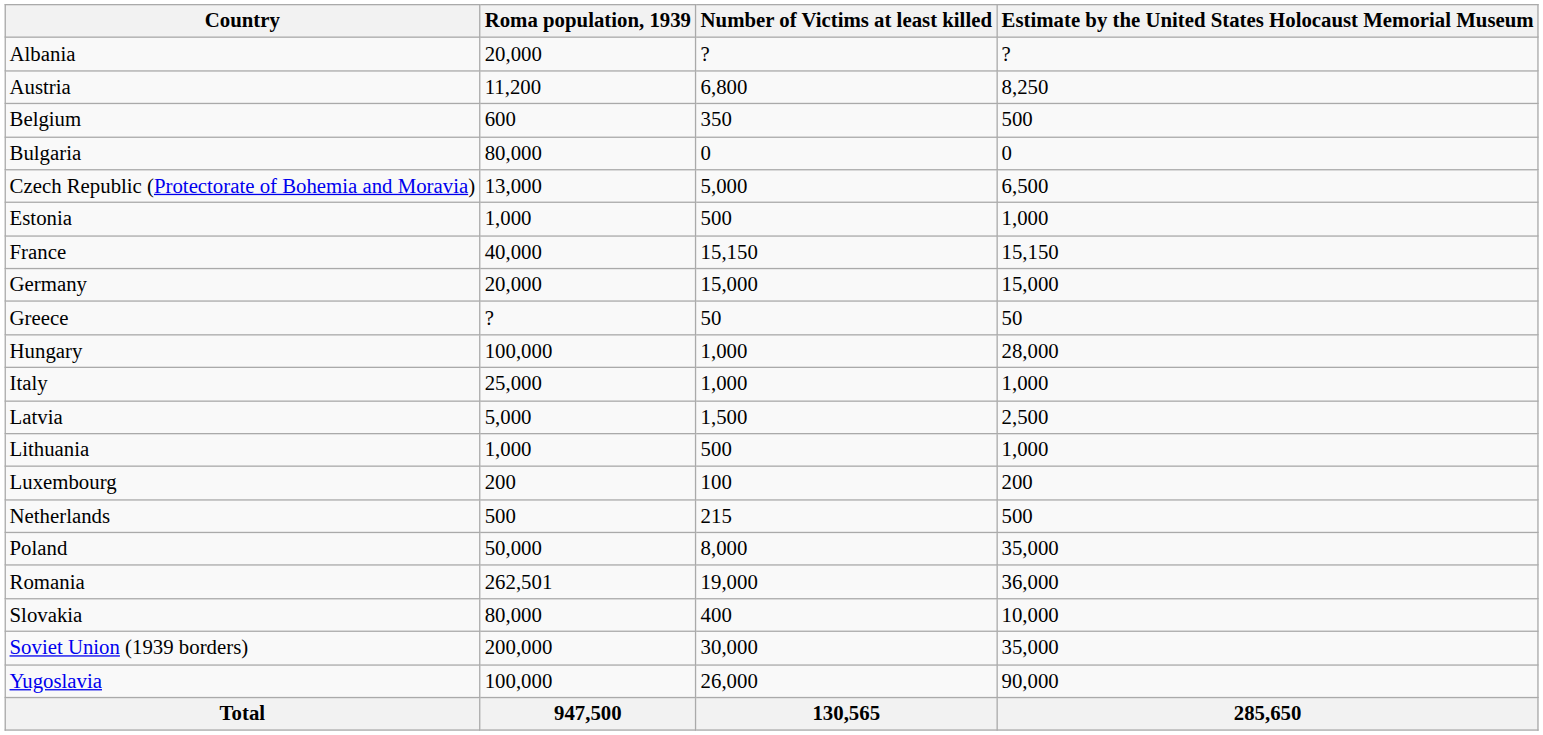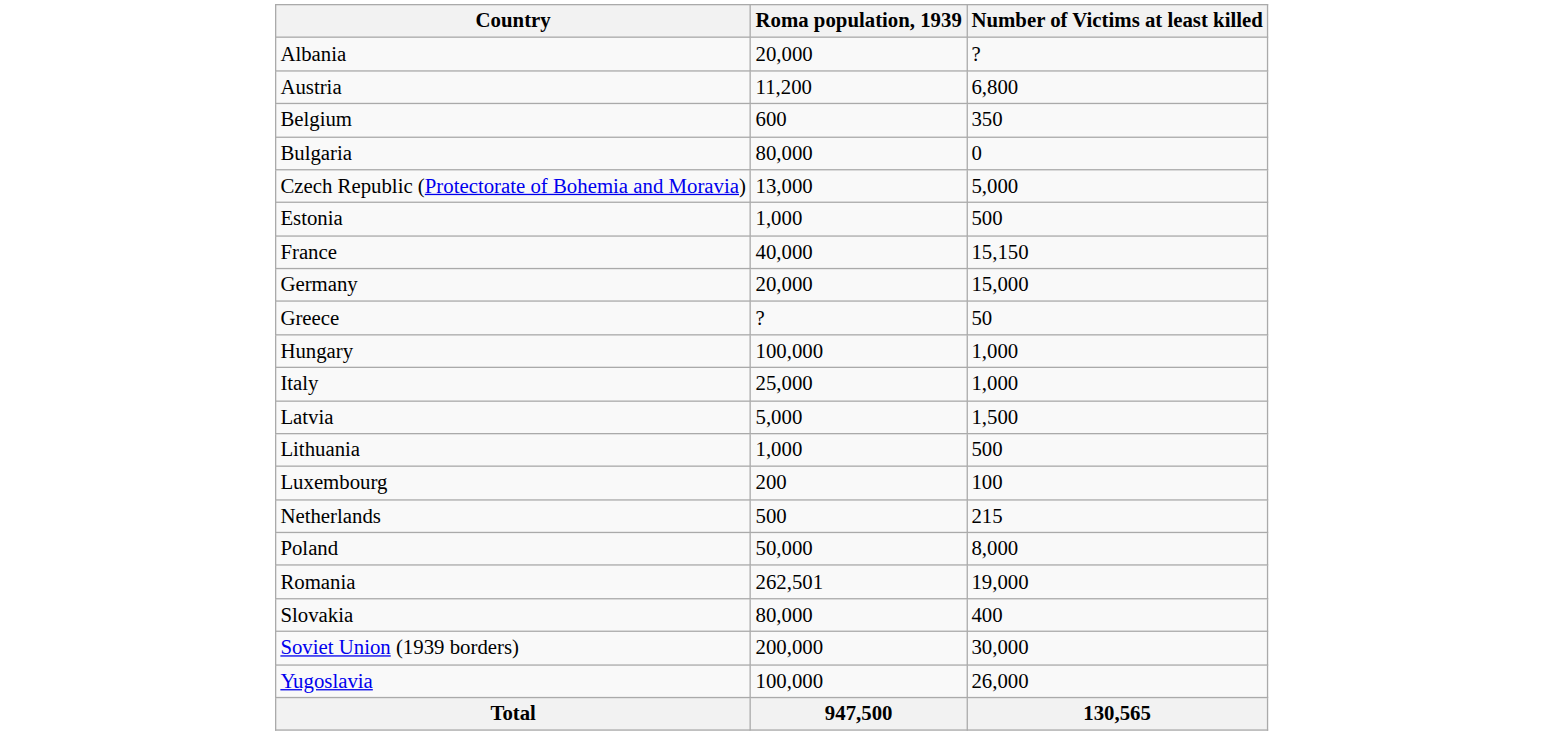- column: (1268, 20)
